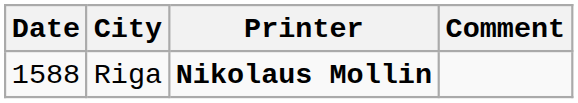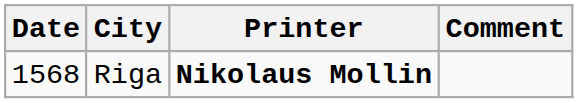(46, 75) 1588 -> (46, 75) 1568
